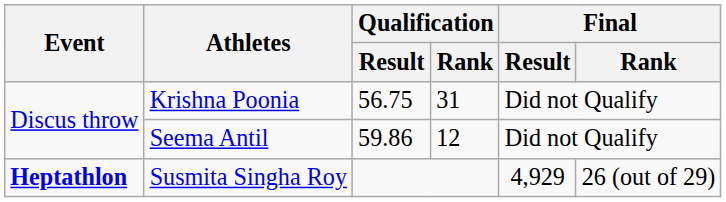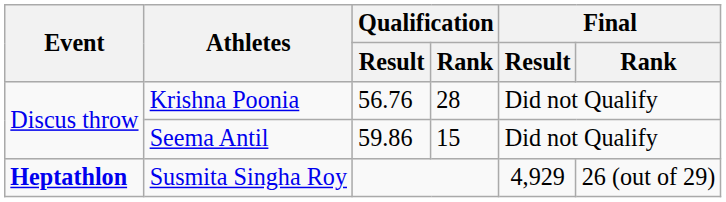(385, 100) 56.75 -> (385, 100) 56.76
(448, 100) 31 -> (448, 100) 28
(448, 138) 12 -> (448, 138) 15
